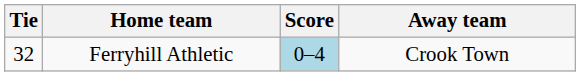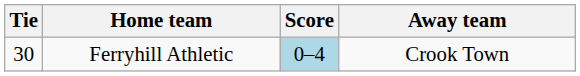(24, 53) 32 -> (24, 53) 30
